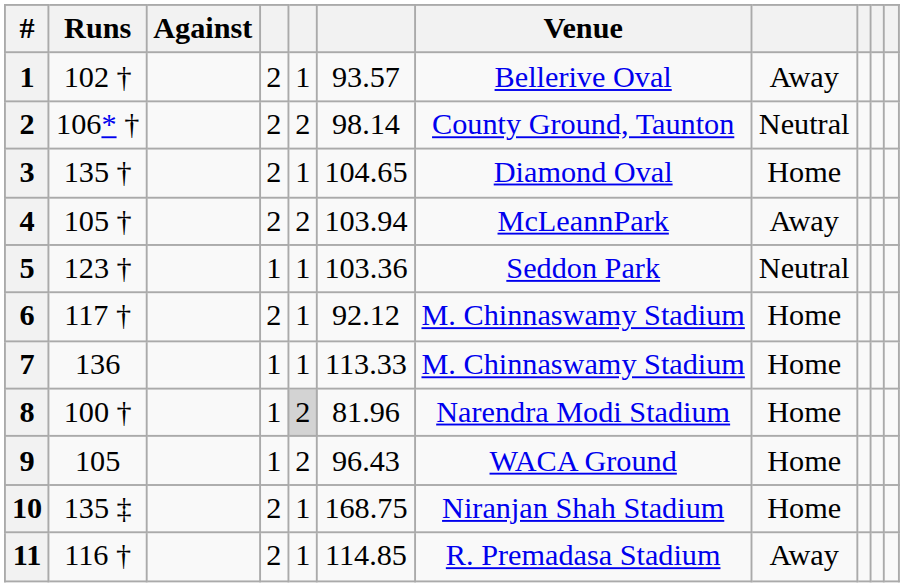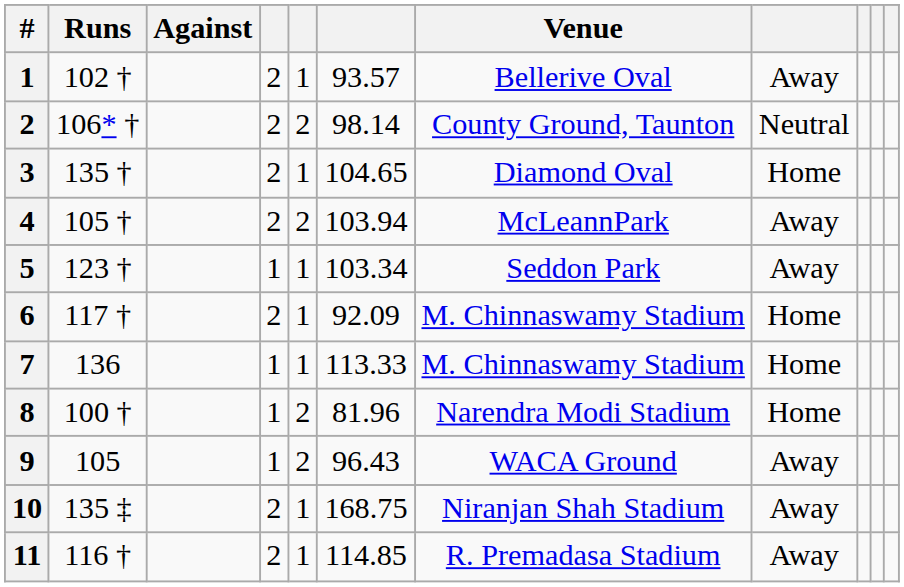(366, 268) 103.36 -> (366, 268) 103.34
(804, 268) Neutral -> (804, 268) Away
(366, 316) 92.12 -> (366, 316) 92.09
(303, 412) lightgrey background -> (303, 412) no background
(804, 460) Home -> (804, 460) Away
(804, 508) Home -> (804, 508) Away
